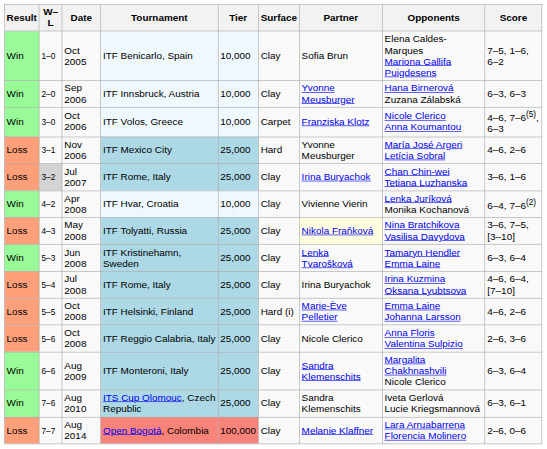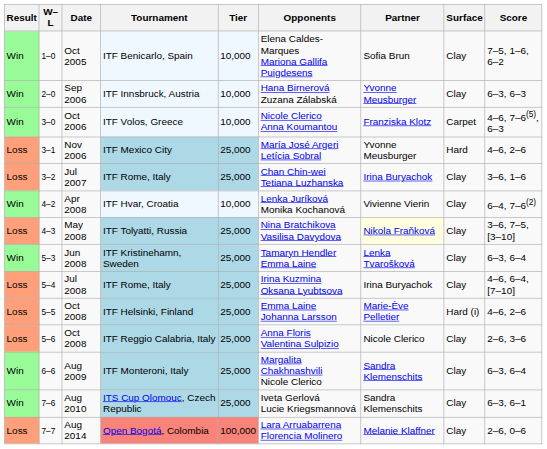columns swapped: (279, 17) <-> (434, 17)
(48, 178) lightgrey background -> (48, 178) no background
